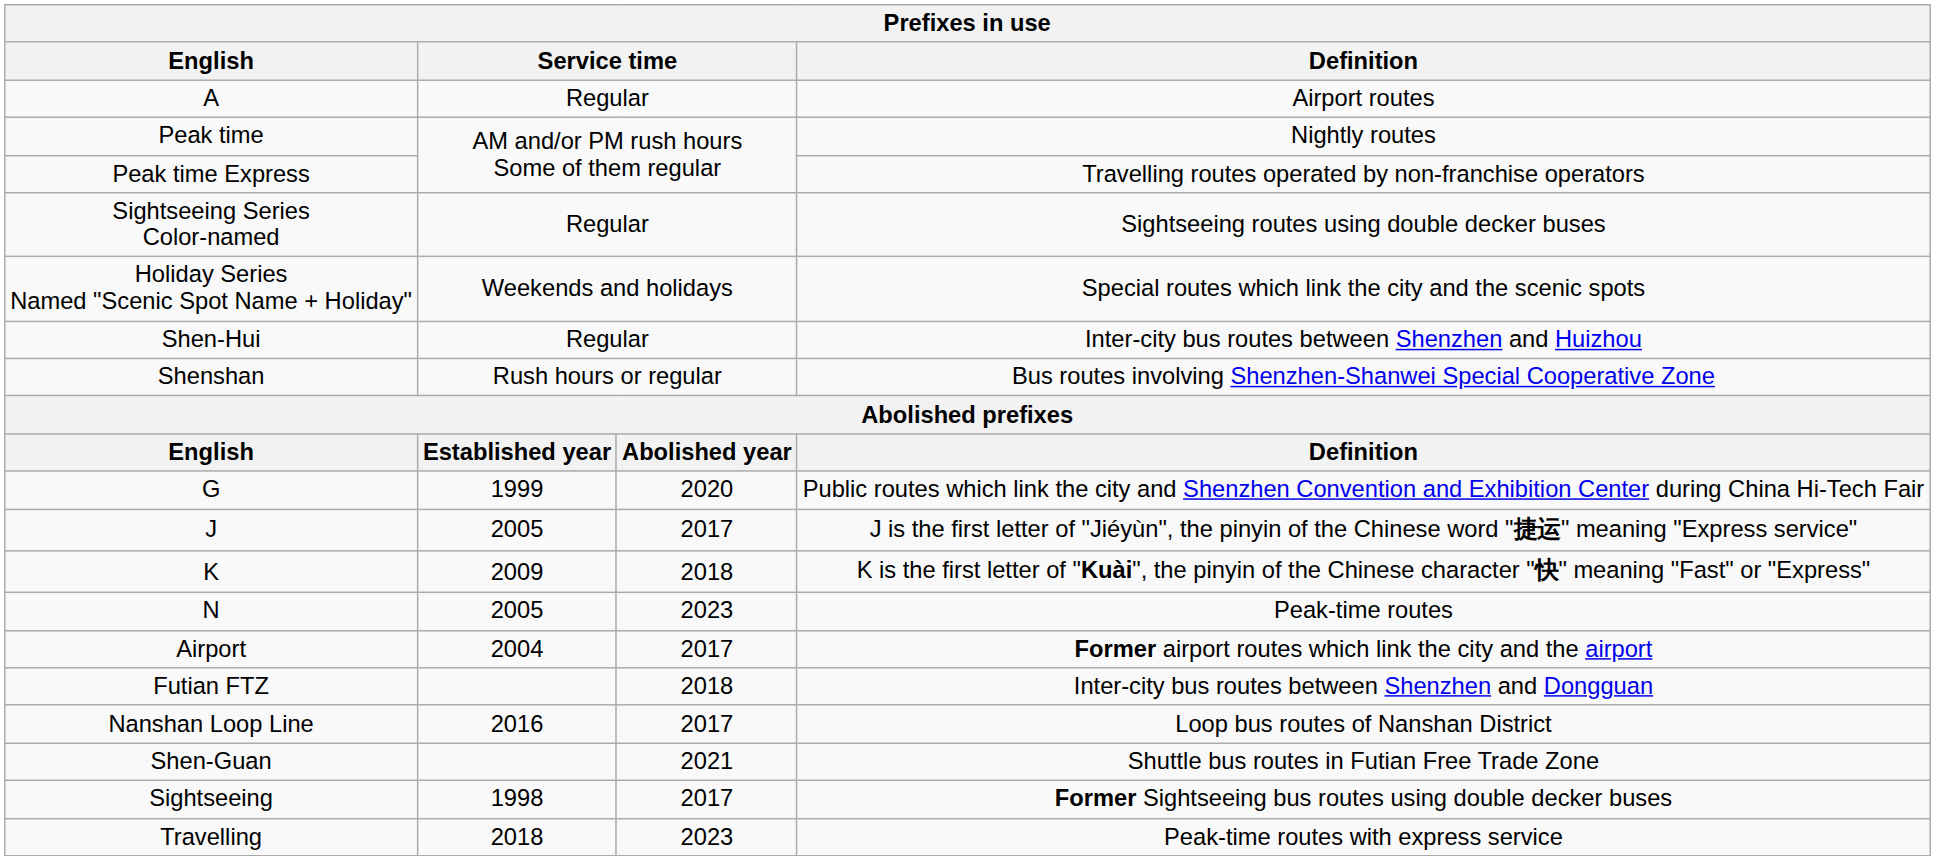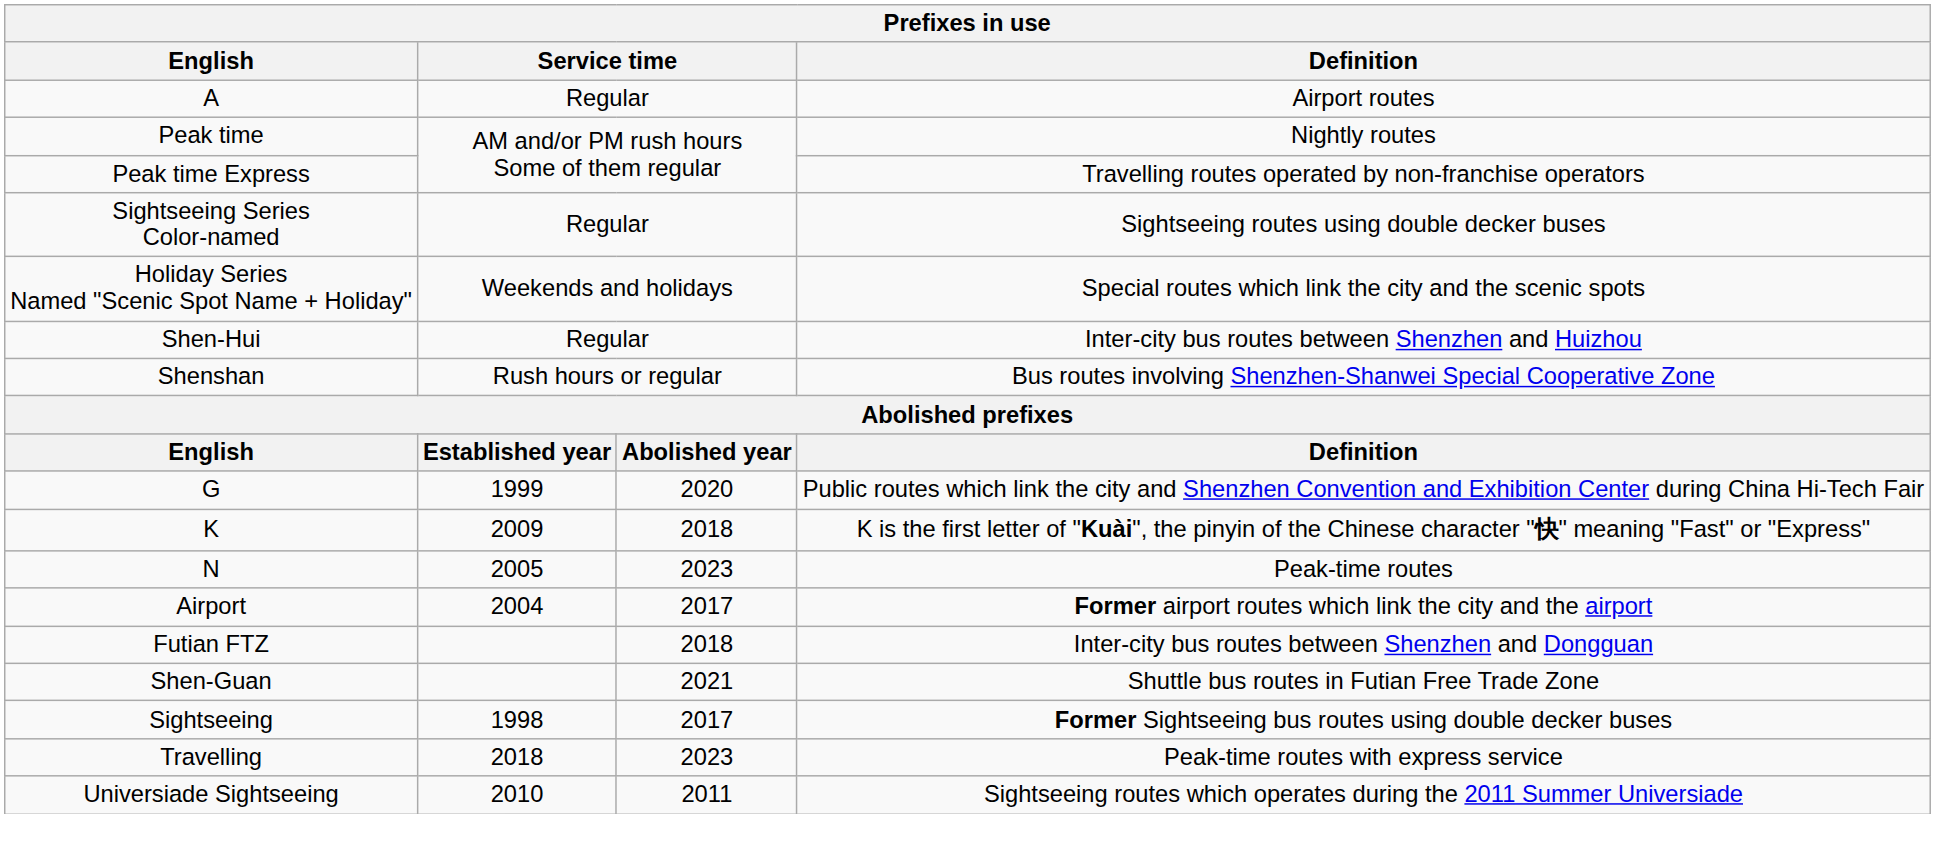- row: (211, 529)
- row: (211, 723)
+ row: (211, 794)
